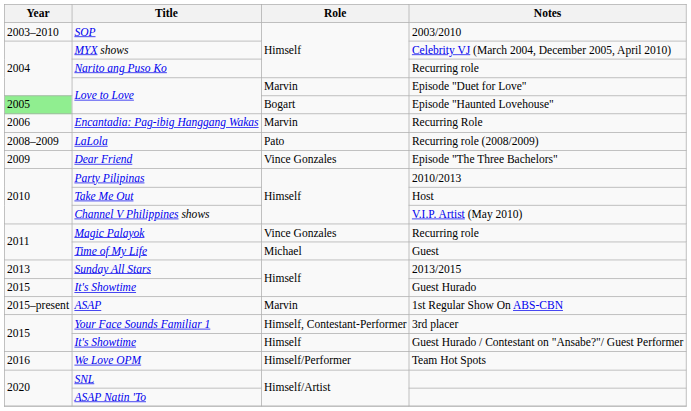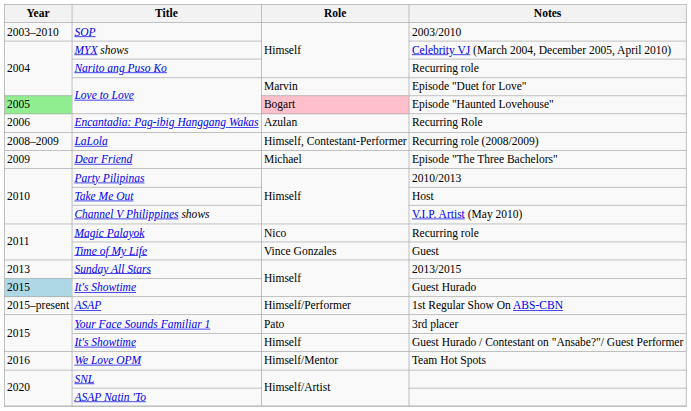(280, 104) no background -> (280, 104) pink background
(281, 123) Marvin -> (281, 123) Azulan
(274, 141) Pato -> (335, 141) Himself, Contestant-Performer
(300, 159) Vince Gonzales -> (283, 159) Michael
(300, 232) Vince Gonzales -> (275, 232) Nico
(283, 251) Michael -> (300, 251) Vince Gonzales
(19, 287) no background -> (19, 287) lightblue background
(281, 305) Marvin -> (307, 305) Himself/Performer
(335, 324) Himself, Contestant-Performer -> (274, 324) Pato
(307, 360) Himself/Performer -> (301, 360) Himself/Mentor
